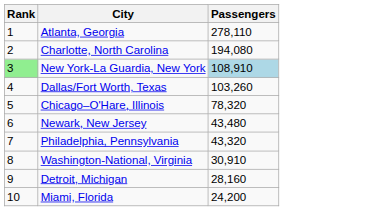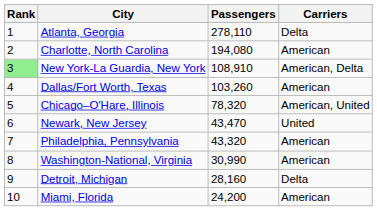+ column: (325, 14)
(232, 69) lightblue background -> (232, 69) no background
(229, 123) 43,480 -> (229, 123) 43,470
(229, 160) 30,910 -> (229, 160) 30,990
